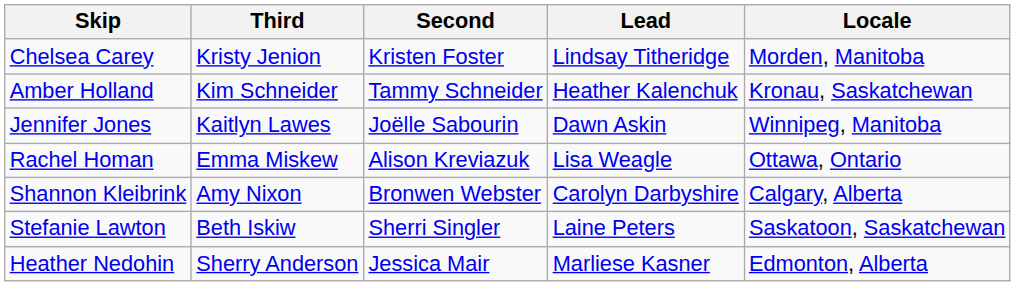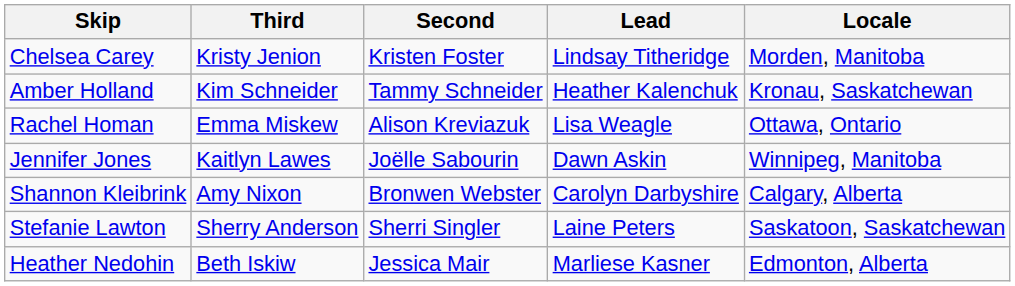rows swapped: (82, 159) <-> (80, 125)
(246, 228) Beth Iskiw -> (277, 228) Sherry Anderson
(277, 263) Sherry Anderson -> (246, 263) Beth Iskiw
